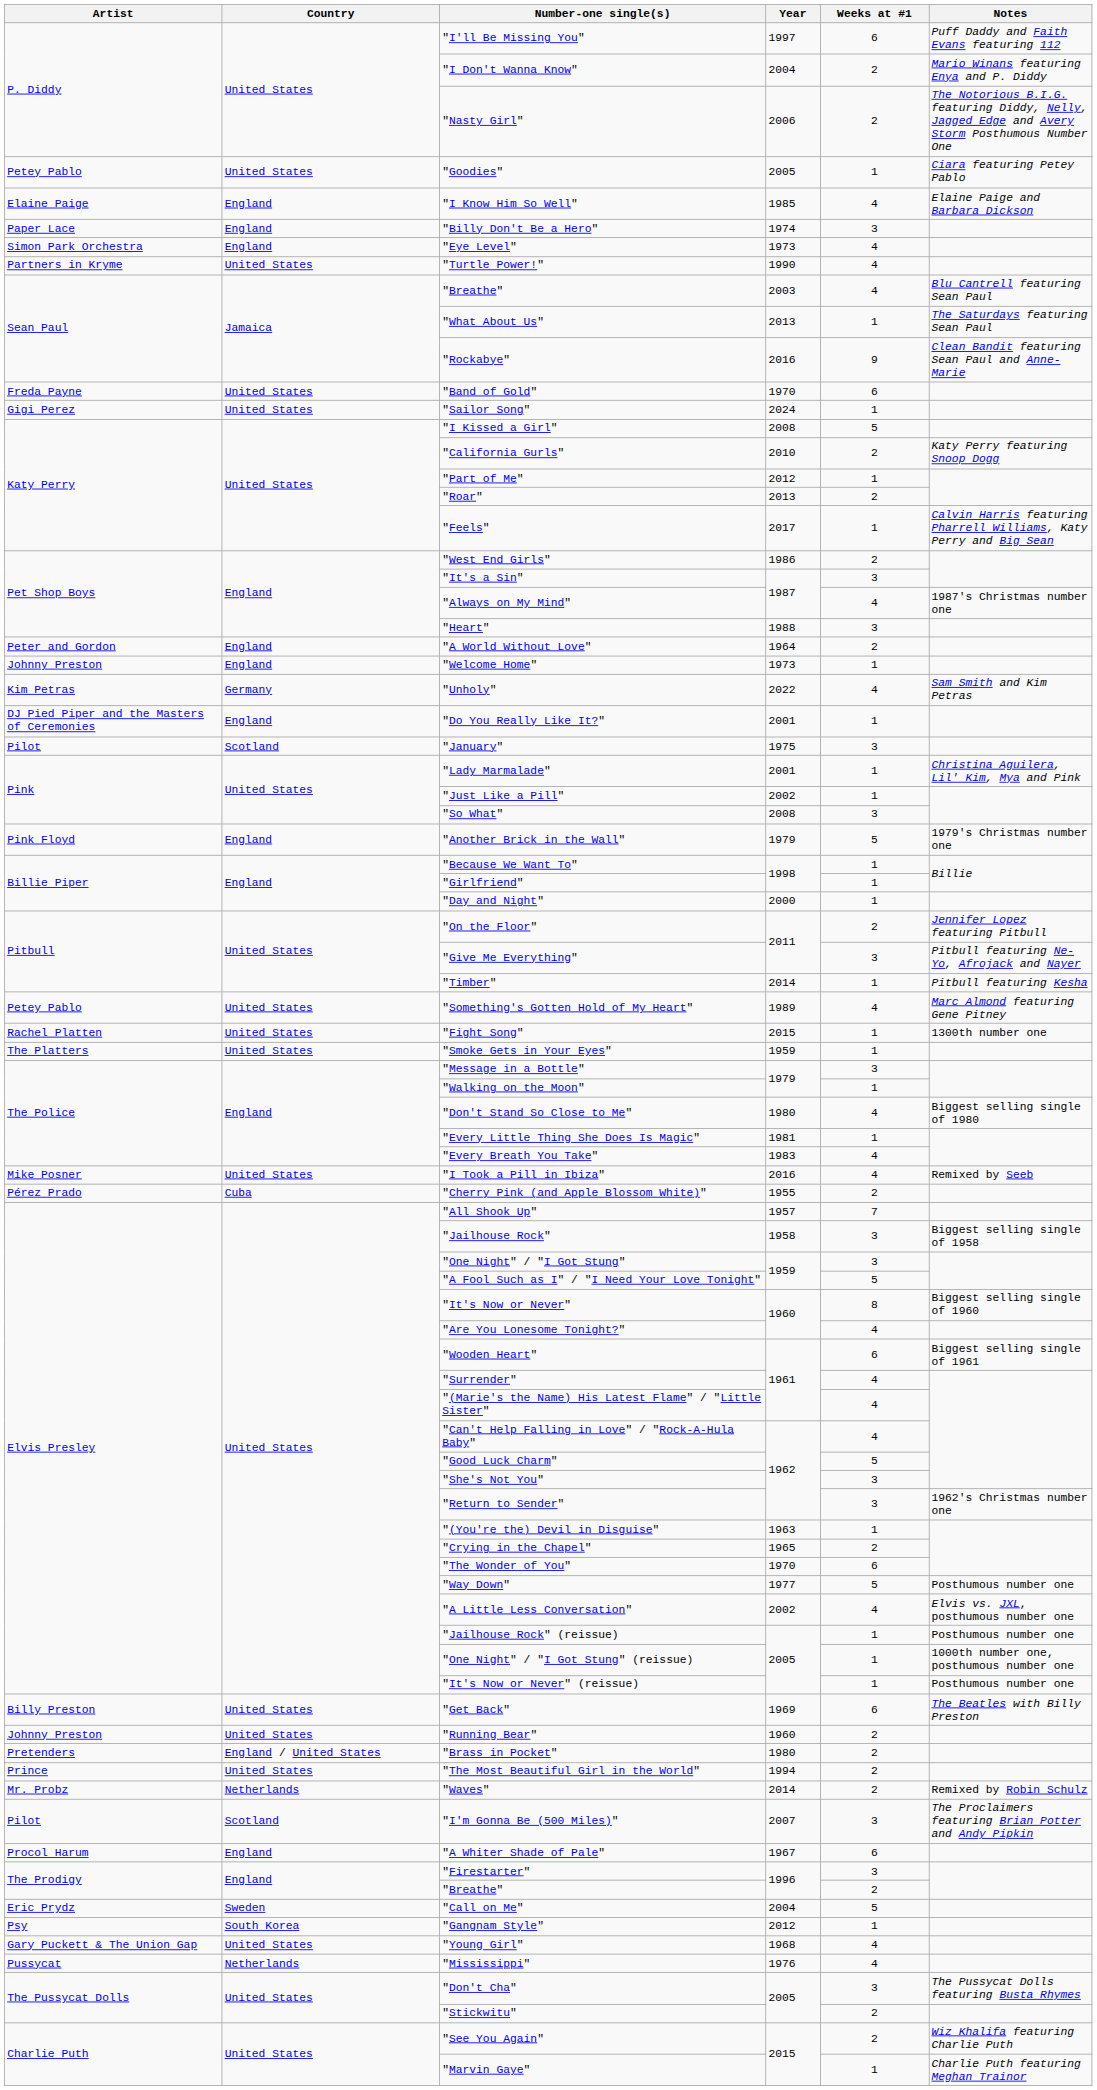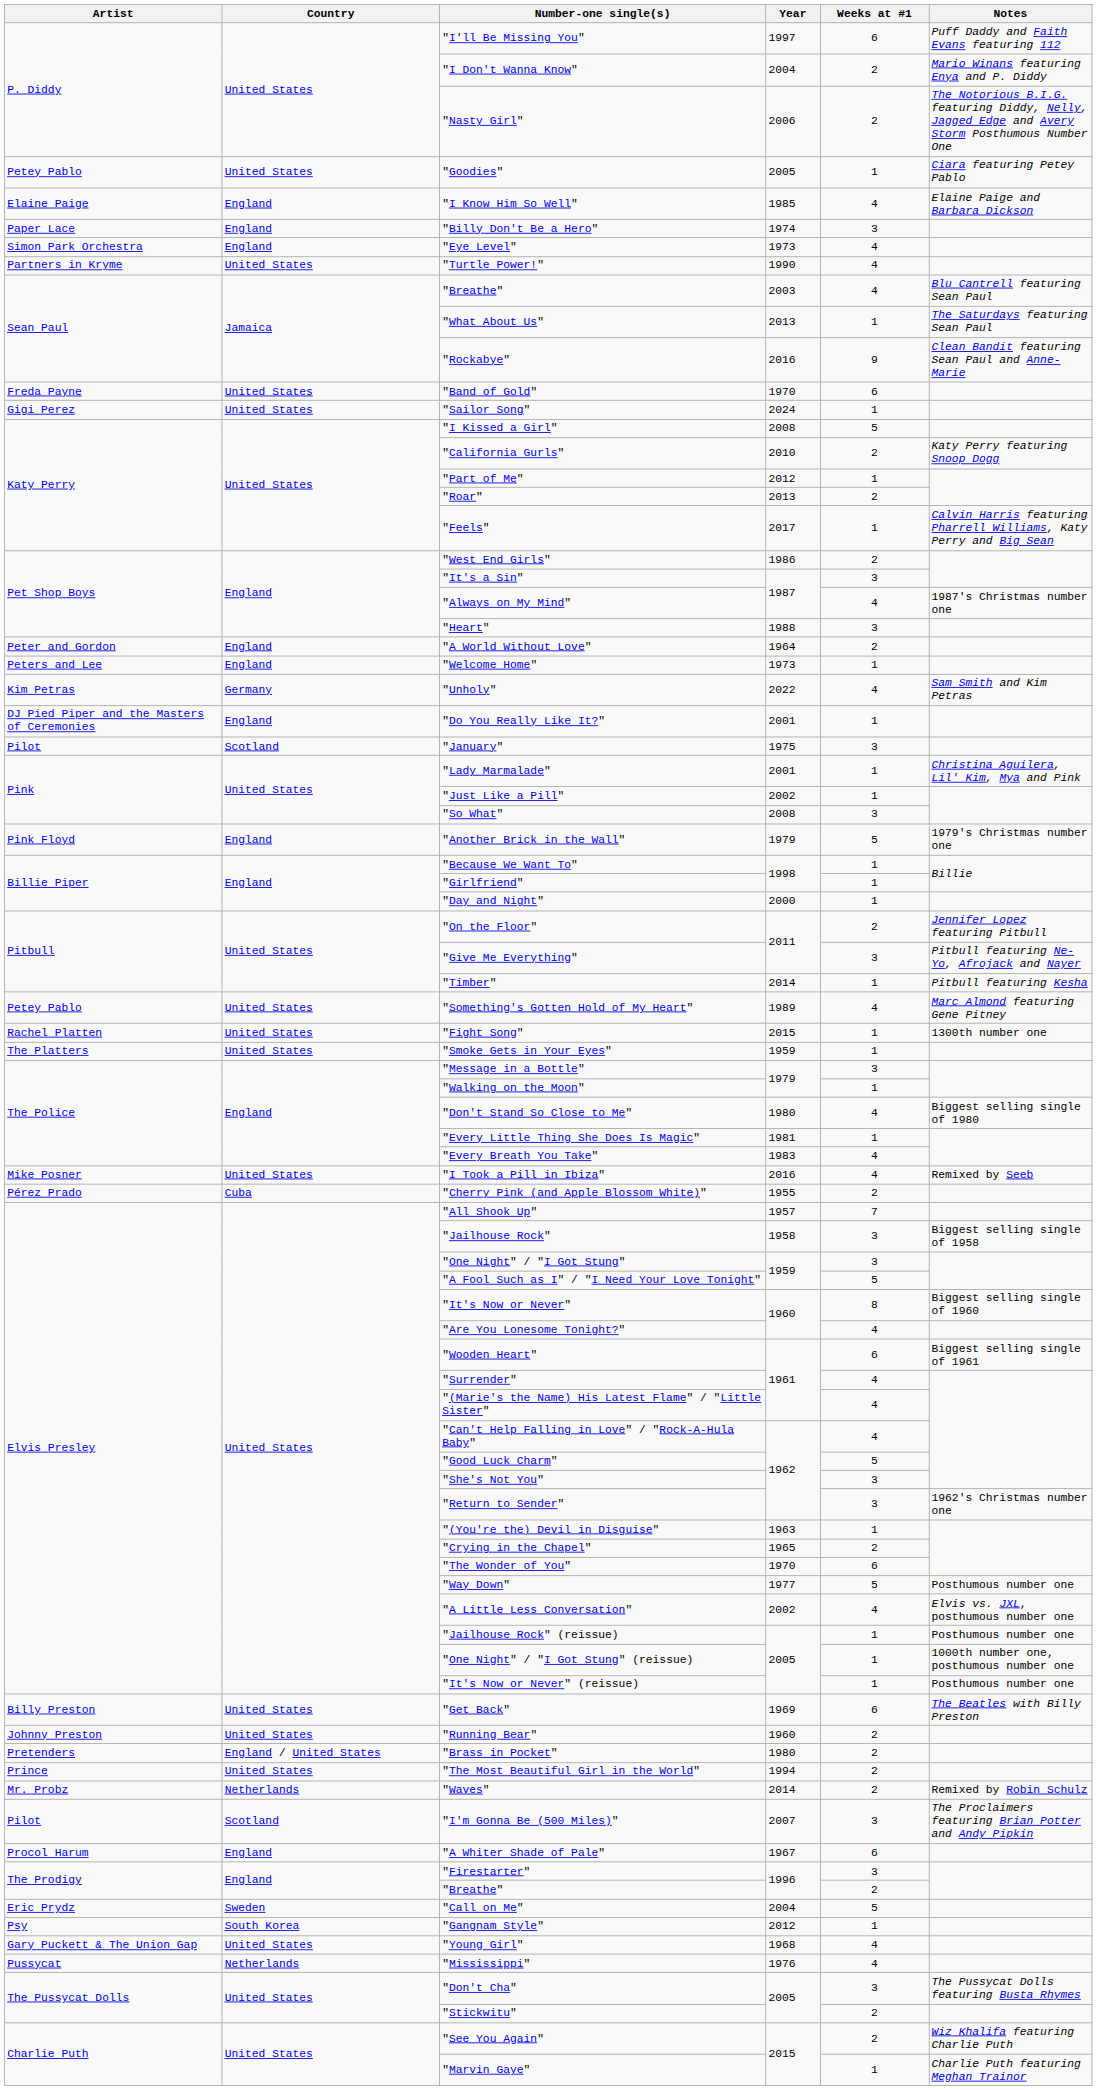(55, 665) Johnny Preston -> (55, 665) Peters and Lee
